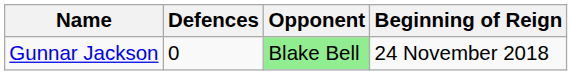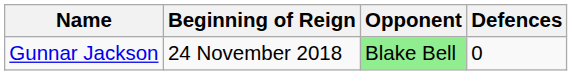columns swapped: (468, 20) <-> (213, 20)
